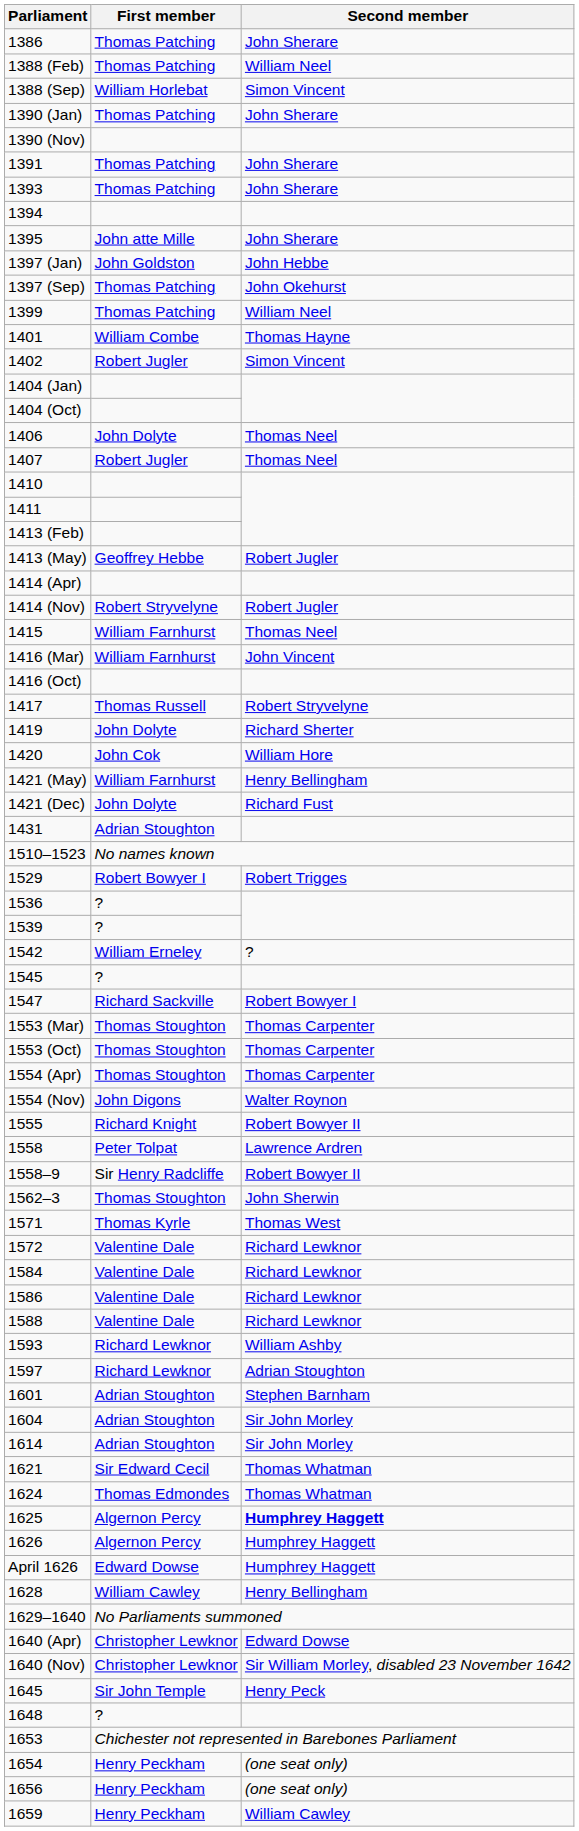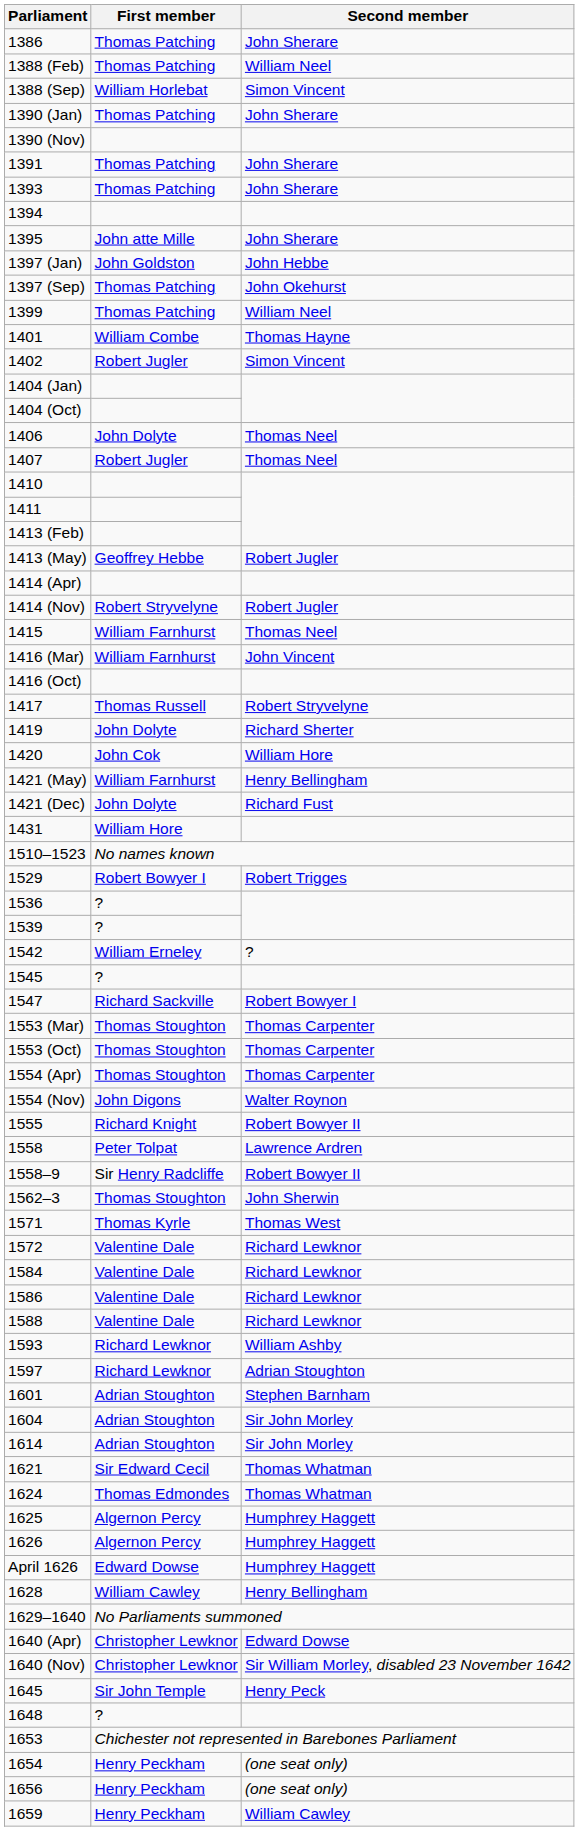(155, 829) Adrian Stoughton -> (139, 829) William Hore
(314, 1518) bold -> (310, 1518) normal
